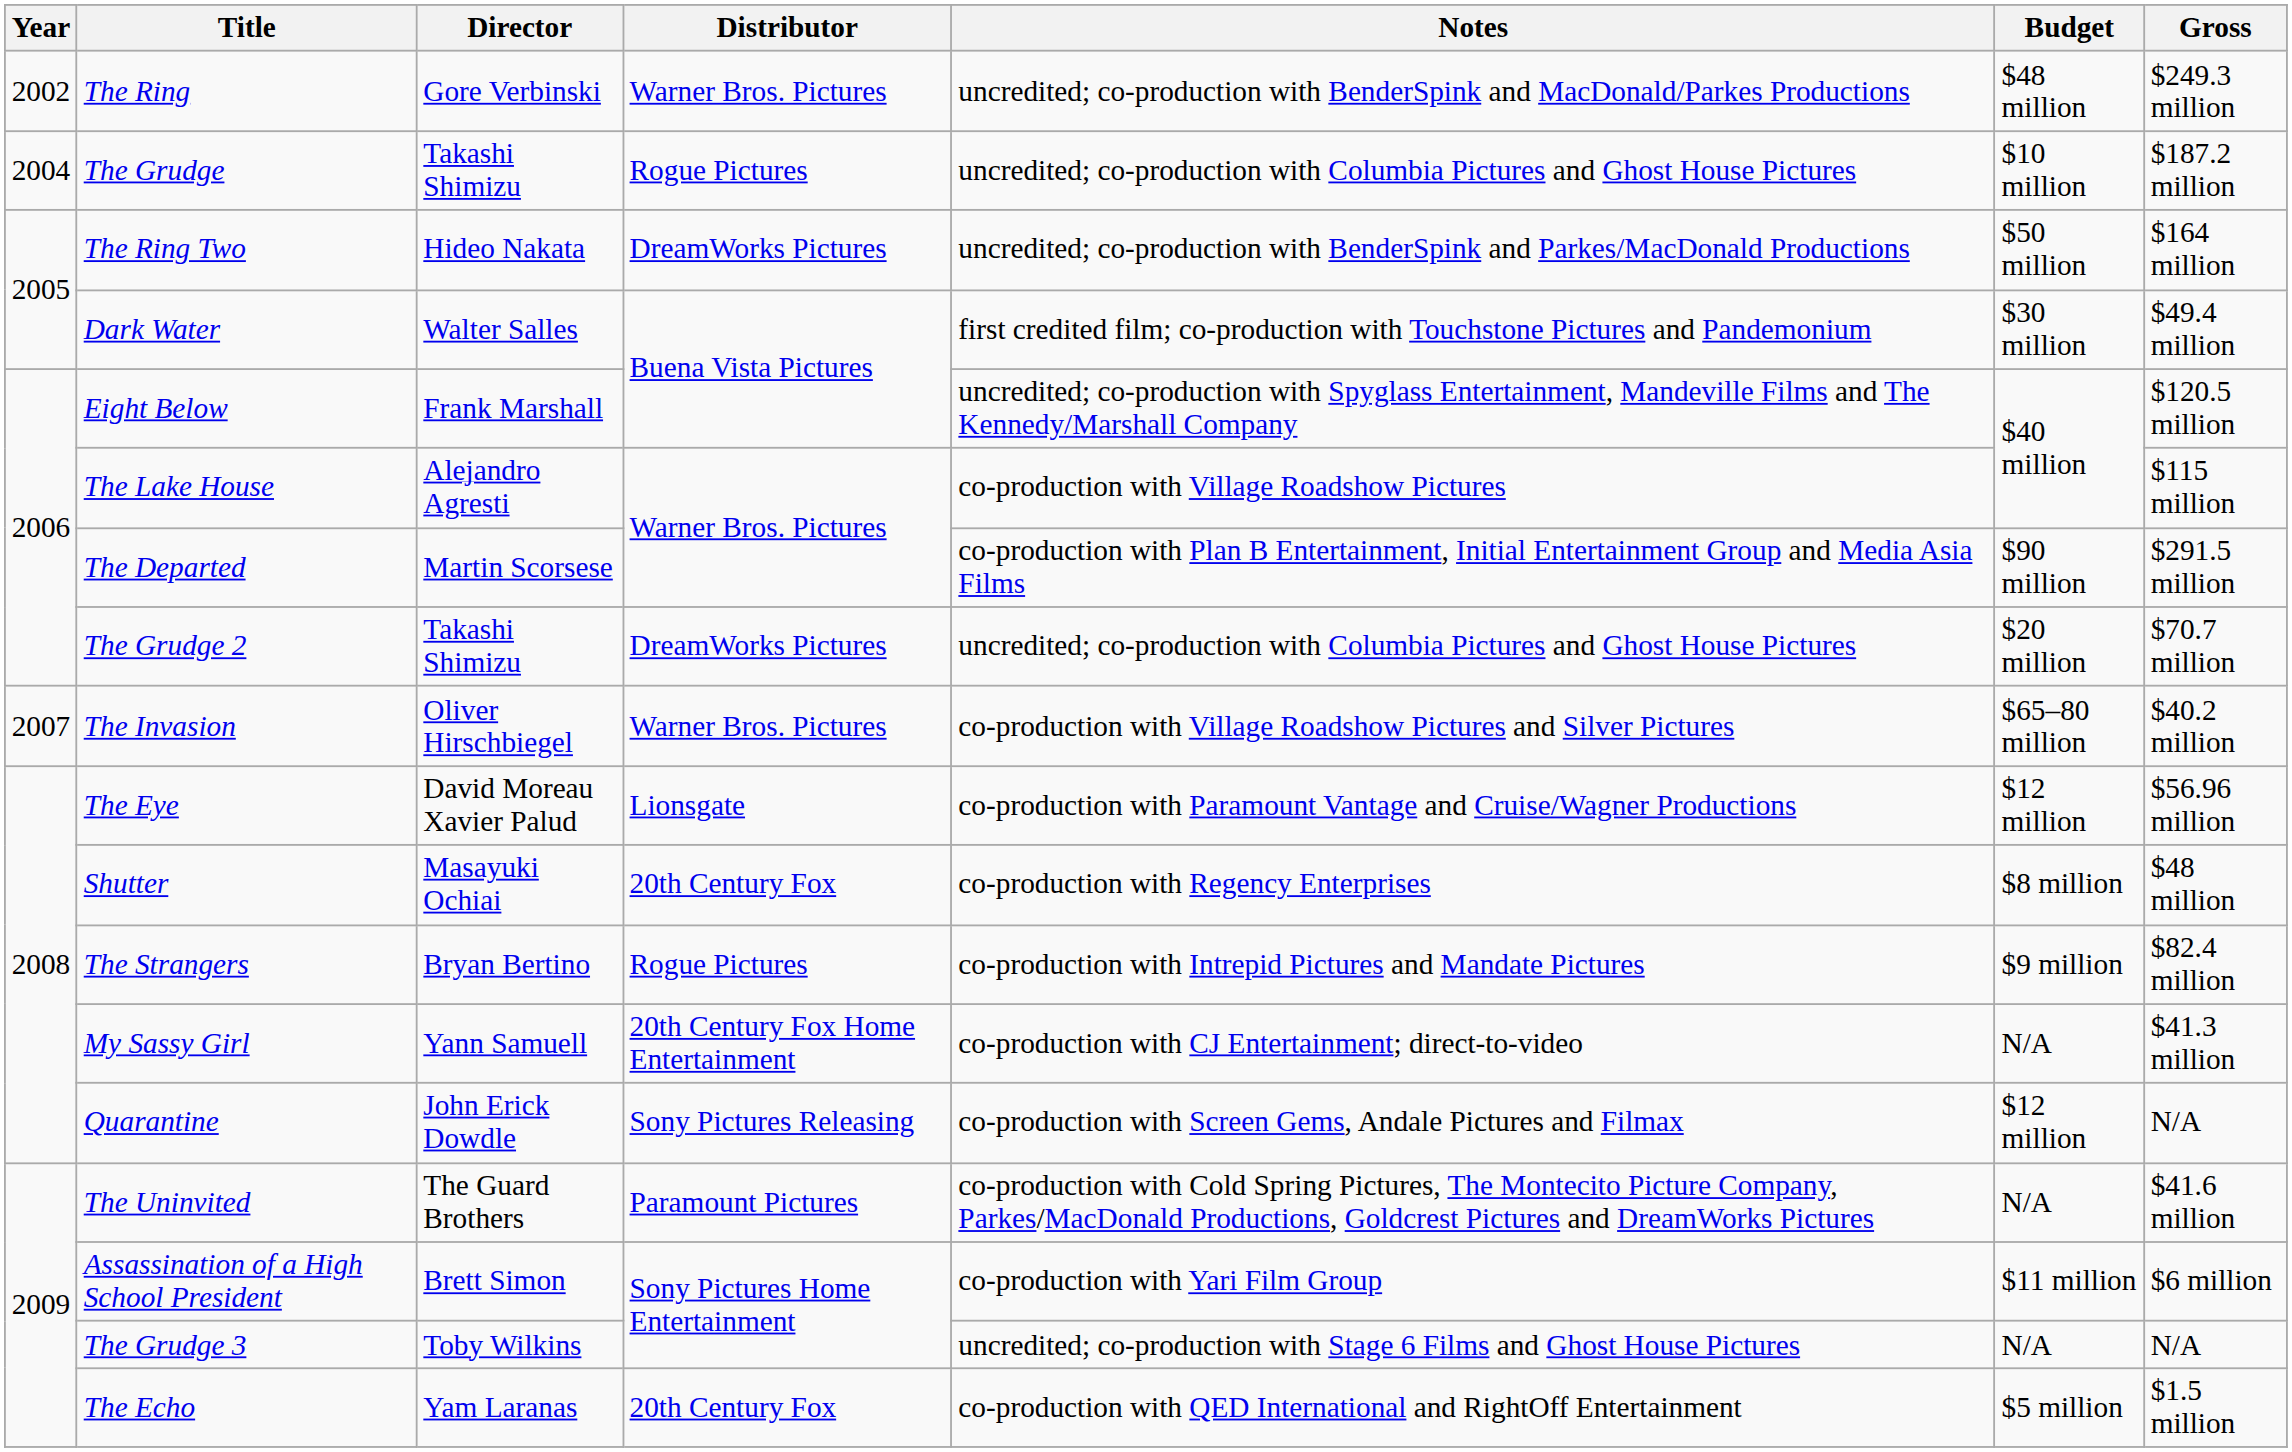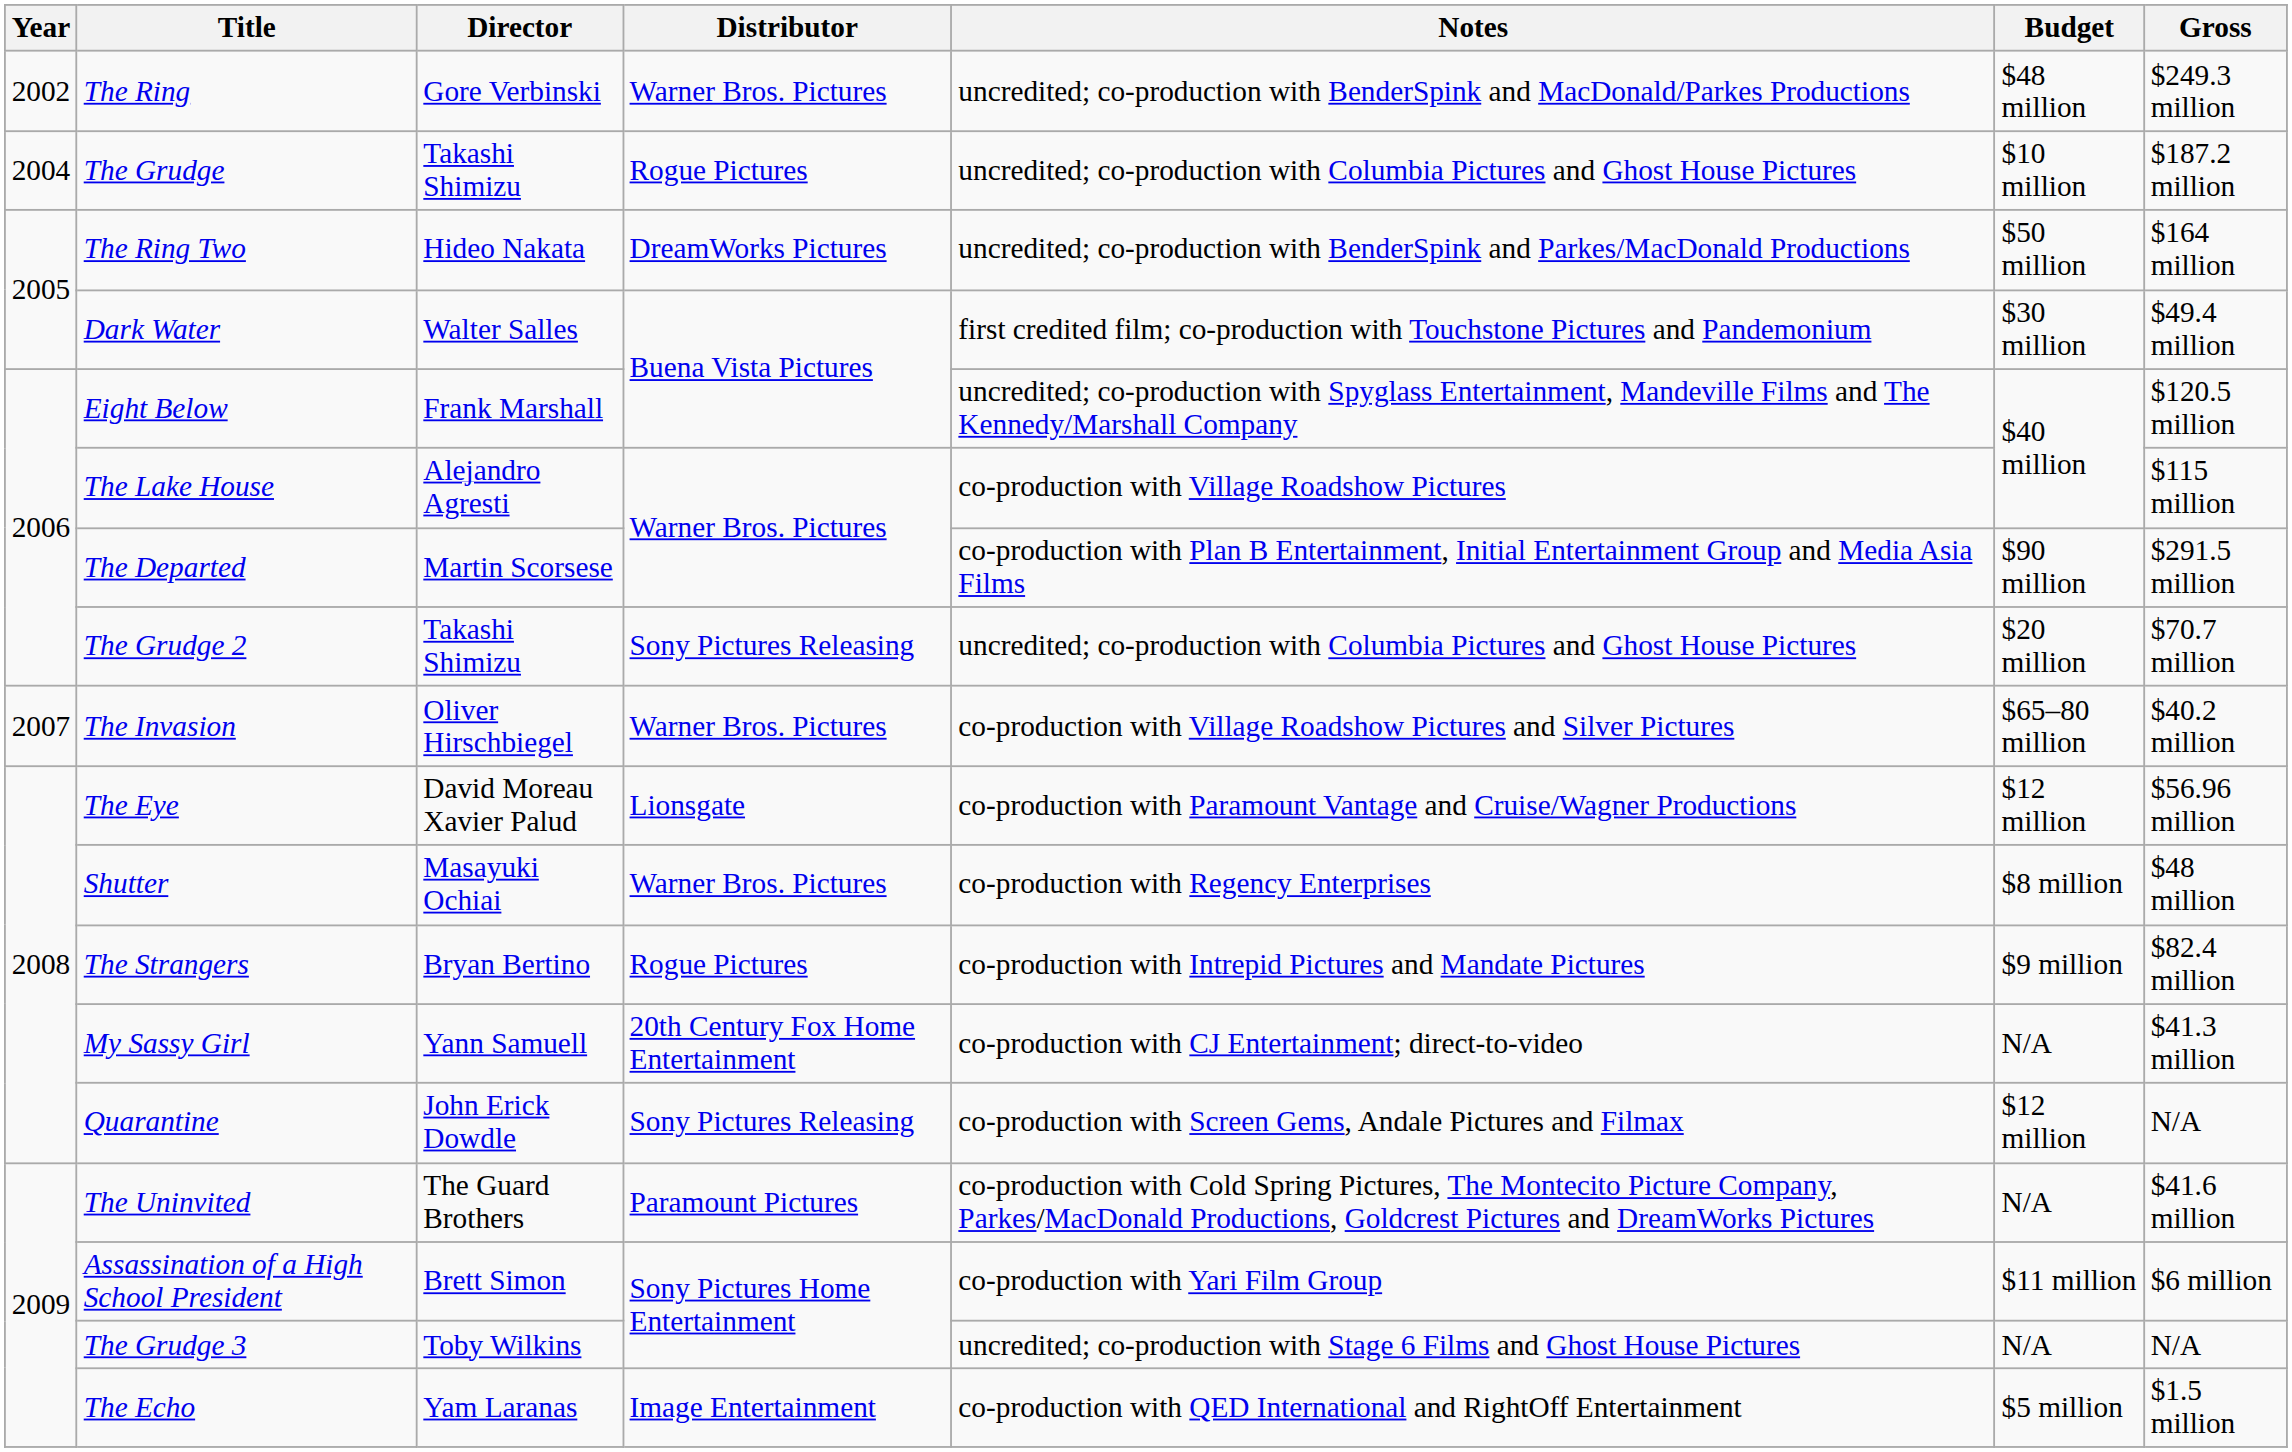(758, 646) DreamWorks Pictures -> (772, 646) Sony Pictures Releasing
(733, 884) 20th Century Fox -> (758, 884) Warner Bros. Pictures
(733, 1407) 20th Century Fox -> (753, 1407) Image Entertainment
